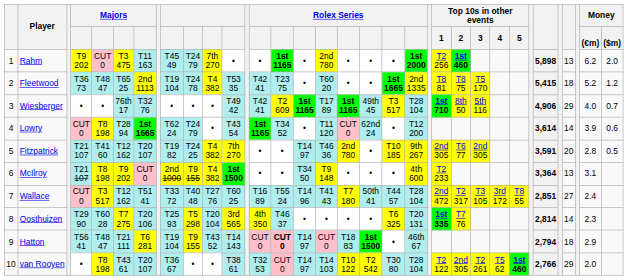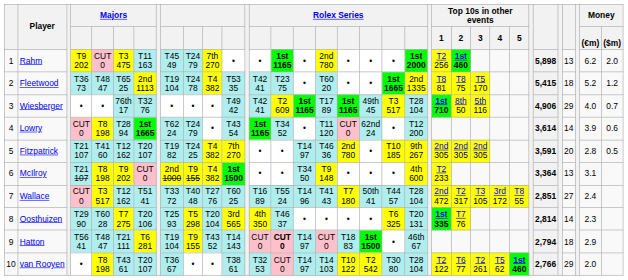(461, 151) T6 77 -> (461, 151) 2nd 305
(461, 264) 2nd 305 -> (461, 264) T6 77
